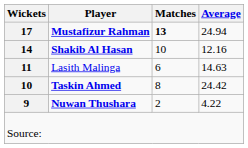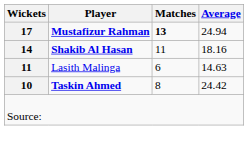(161, 49) 10 -> (160, 49) 11
(214, 49) 12.16 -> (214, 49) 18.16
- row: (93, 103)
